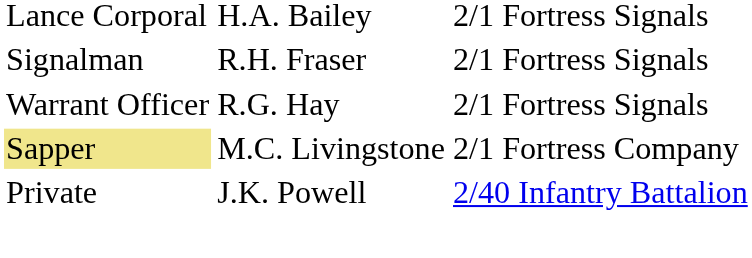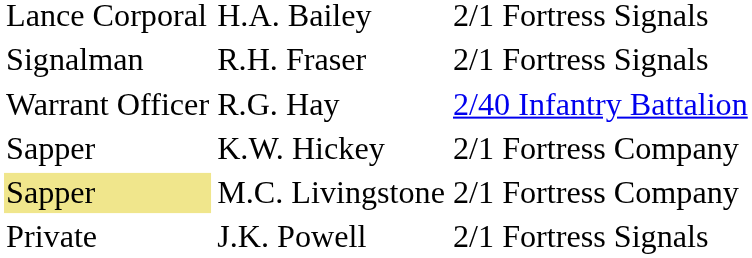(581, 104) 2/1 Fortress Signals -> (600, 104) 2/40 Infantry Battalion
+ row: (301, 148)
(600, 192) 2/40 Infantry Battalion -> (581, 236) 2/1 Fortress Signals
